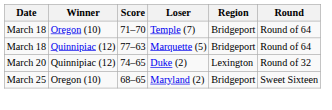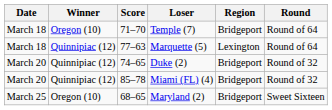(233, 46) Bridgeport -> (239, 46) Lexington
(232, 63) Lexington -> (240, 63) Bridgeport
+ row: (182, 80)
